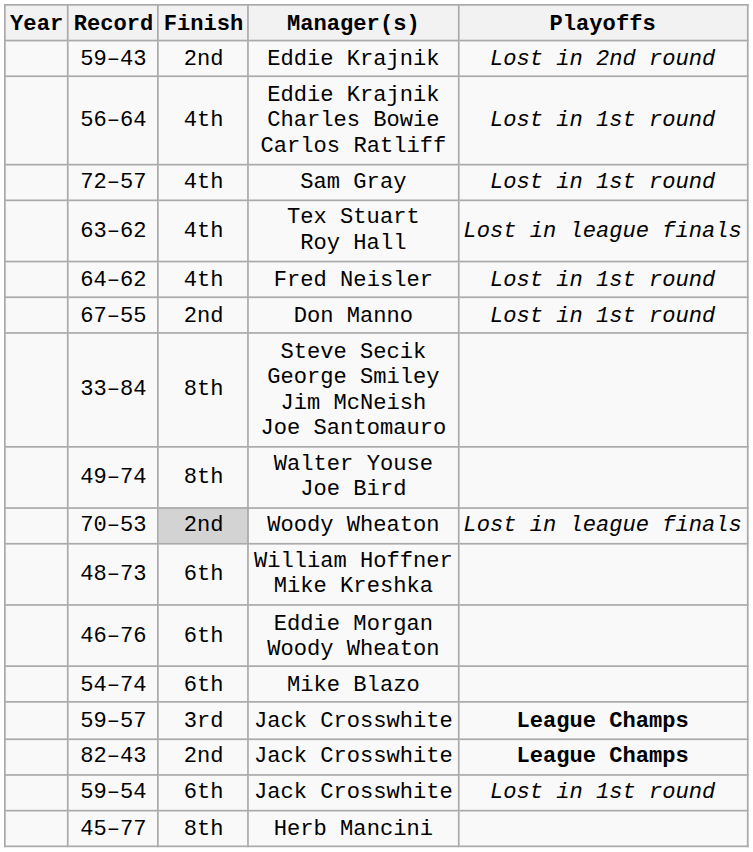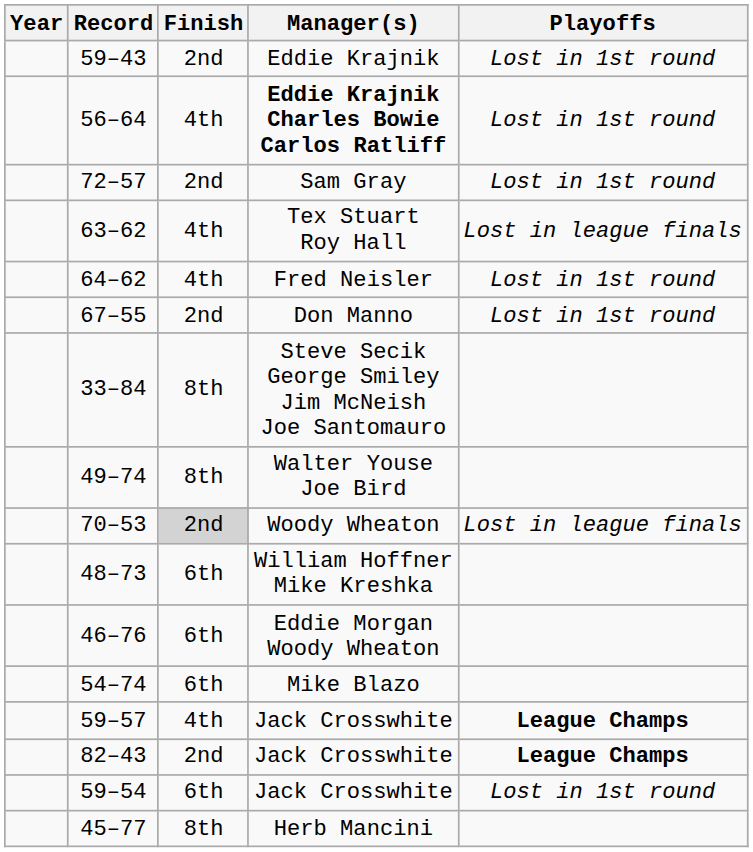(603, 59) Lost in 2nd round -> (603, 59) Lost in 1st round
(353, 120) normal -> (353, 120) bold
(204, 182) 4th -> (204, 182) 2nd
(204, 721) 3rd -> (204, 721) 4th
